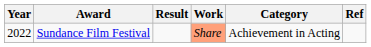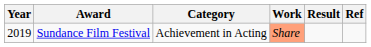columns swapped: (284, 14) <-> (172, 14)
(19, 33) 2022 -> (19, 33) 2019
